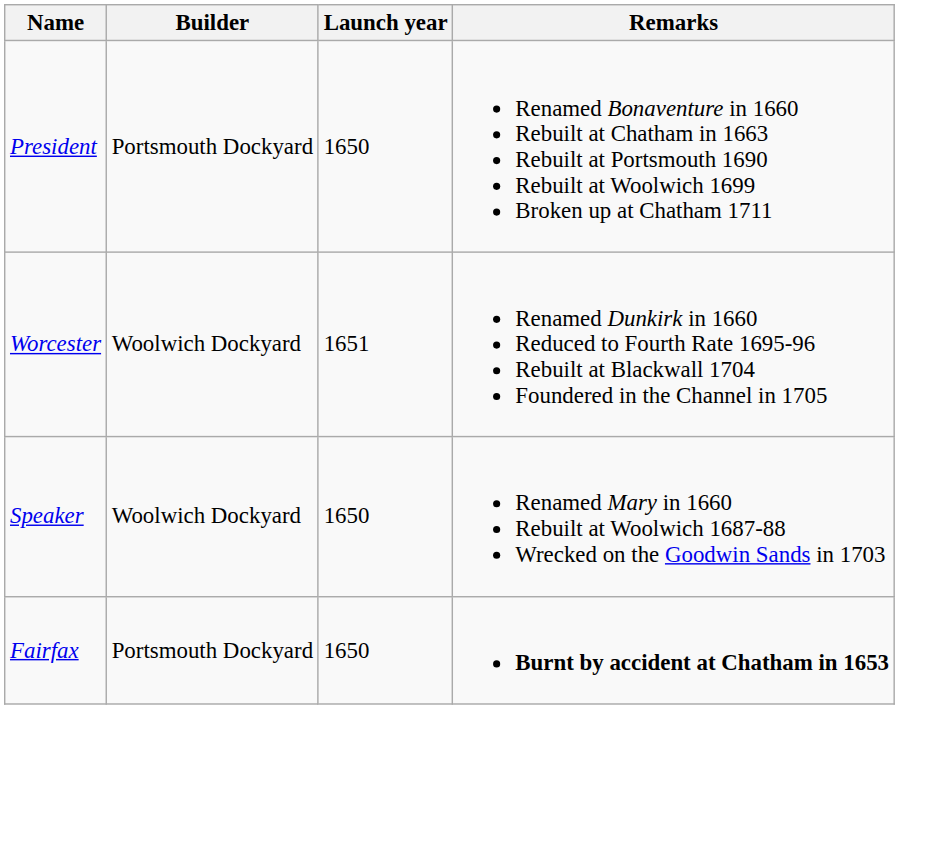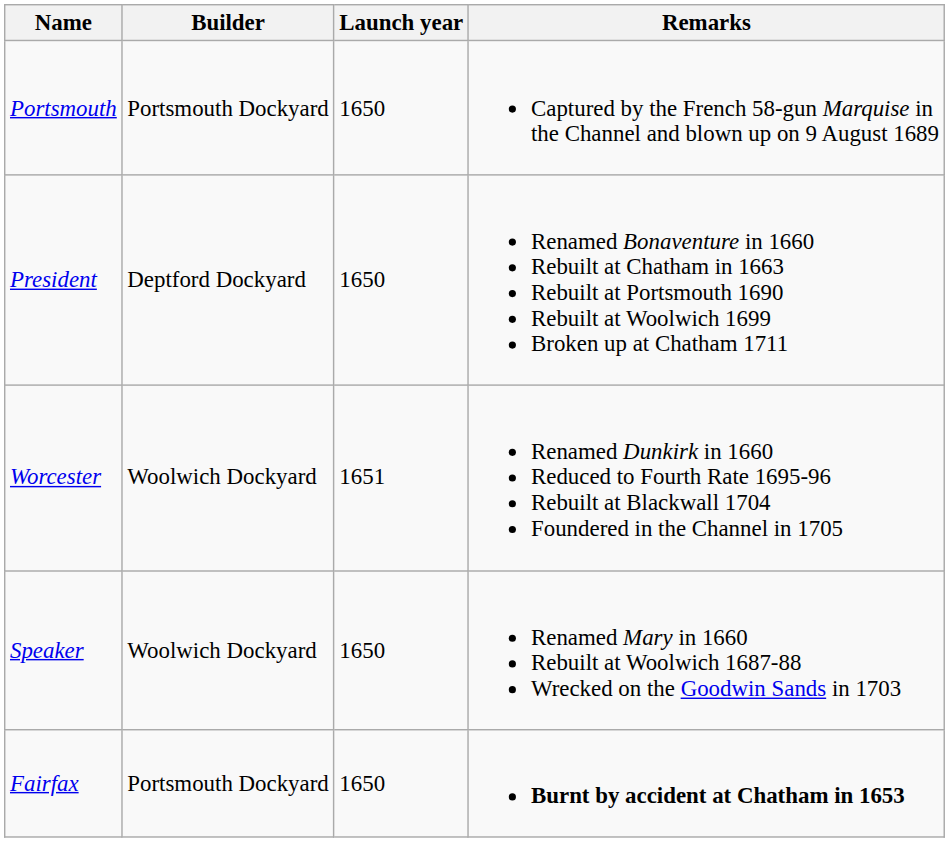+ row: (63, 107)
(212, 146) Portsmouth Dockyard -> (217, 279) Deptford Dockyard
